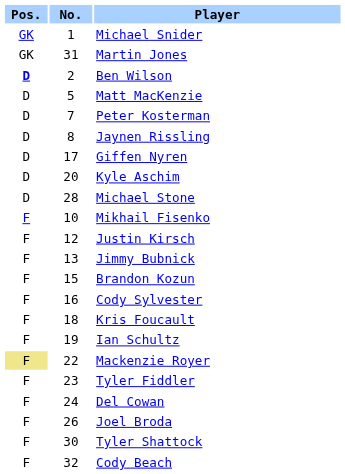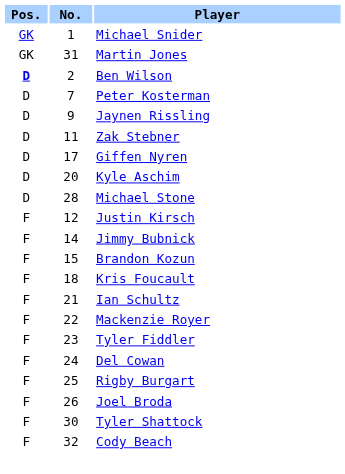- row: (149, 96)
(71, 136) 8 -> (71, 116) 9
+ row: (138, 136)
- row: (153, 218)
(71, 259) 13 -> (71, 238) 14
- row: (149, 299)
(71, 340) 19 -> (71, 299) 21
(26, 360) khaki background -> (26, 320) no background
+ row: (145, 381)
